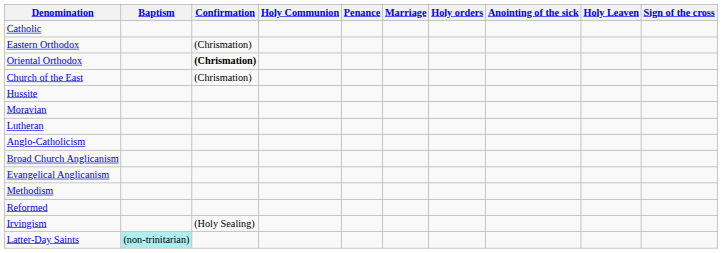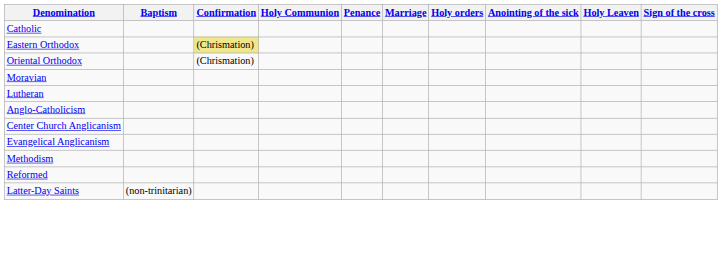(223, 45) no background -> (225, 45) khaki background
(225, 61) bold -> (225, 61) normal
- row: (45, 77)
- row: (22, 93)
- row: (63, 158)
+ row: (64, 126)
- row: (27, 223)
(156, 239) paleturquoise background -> (159, 191) no background
